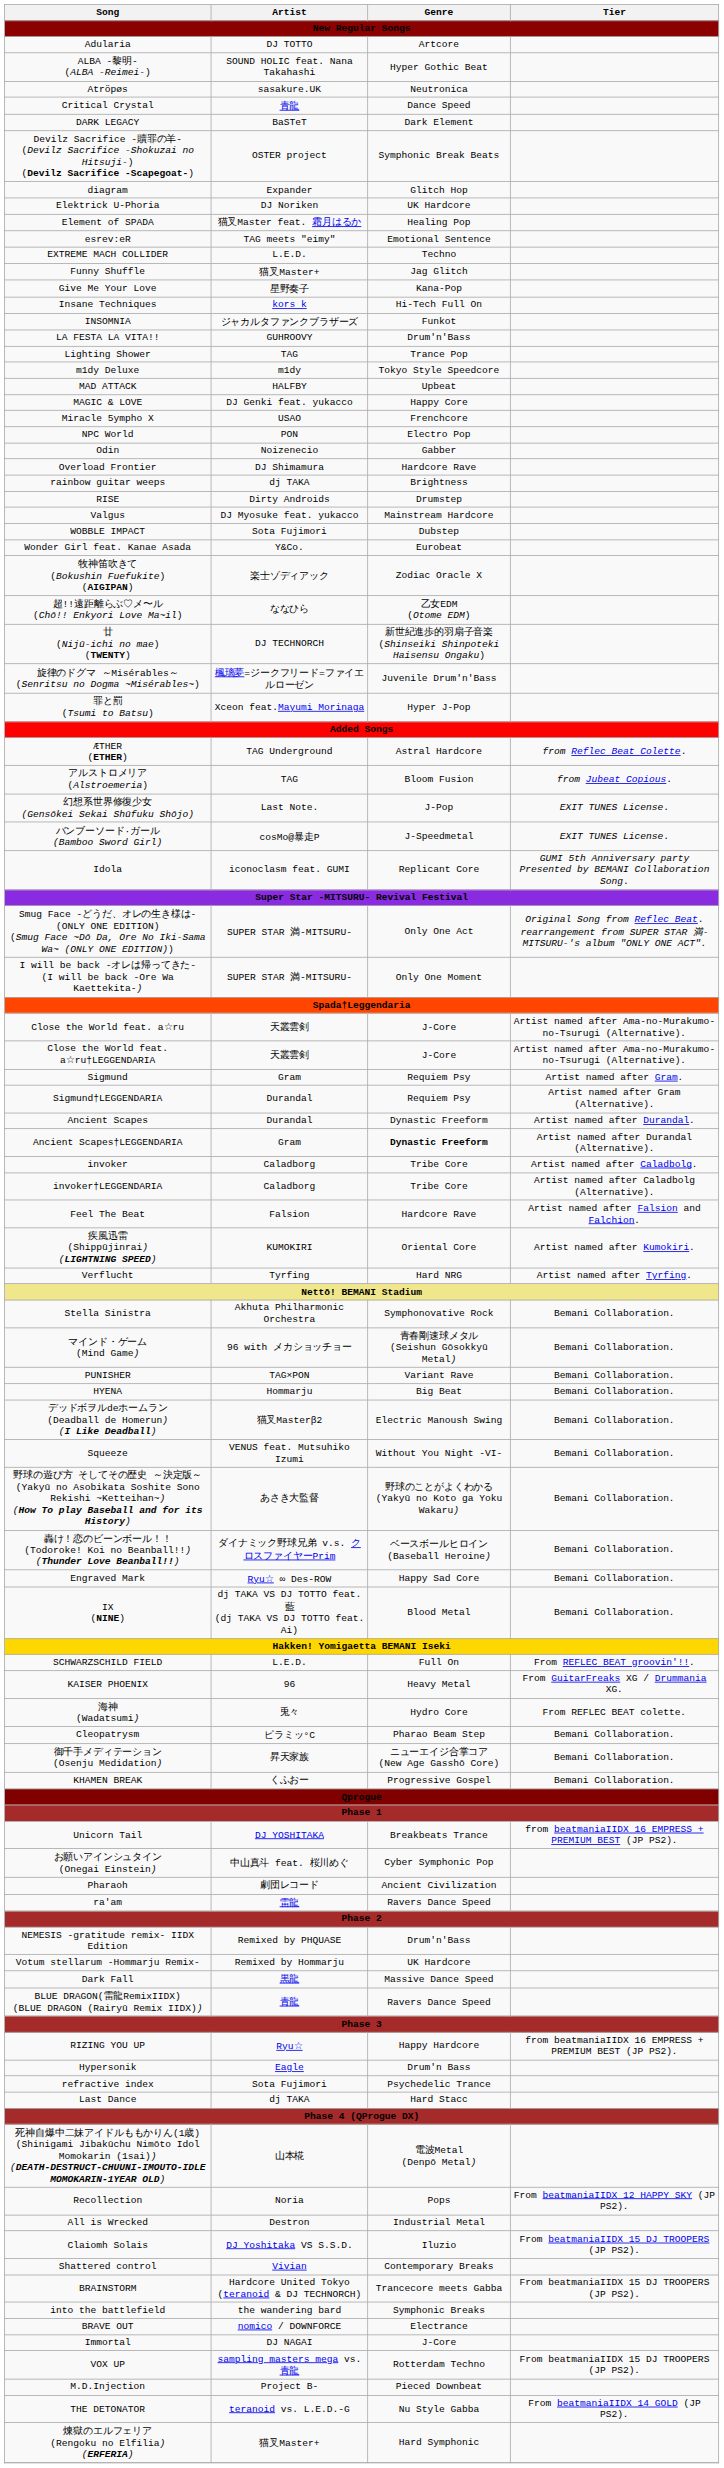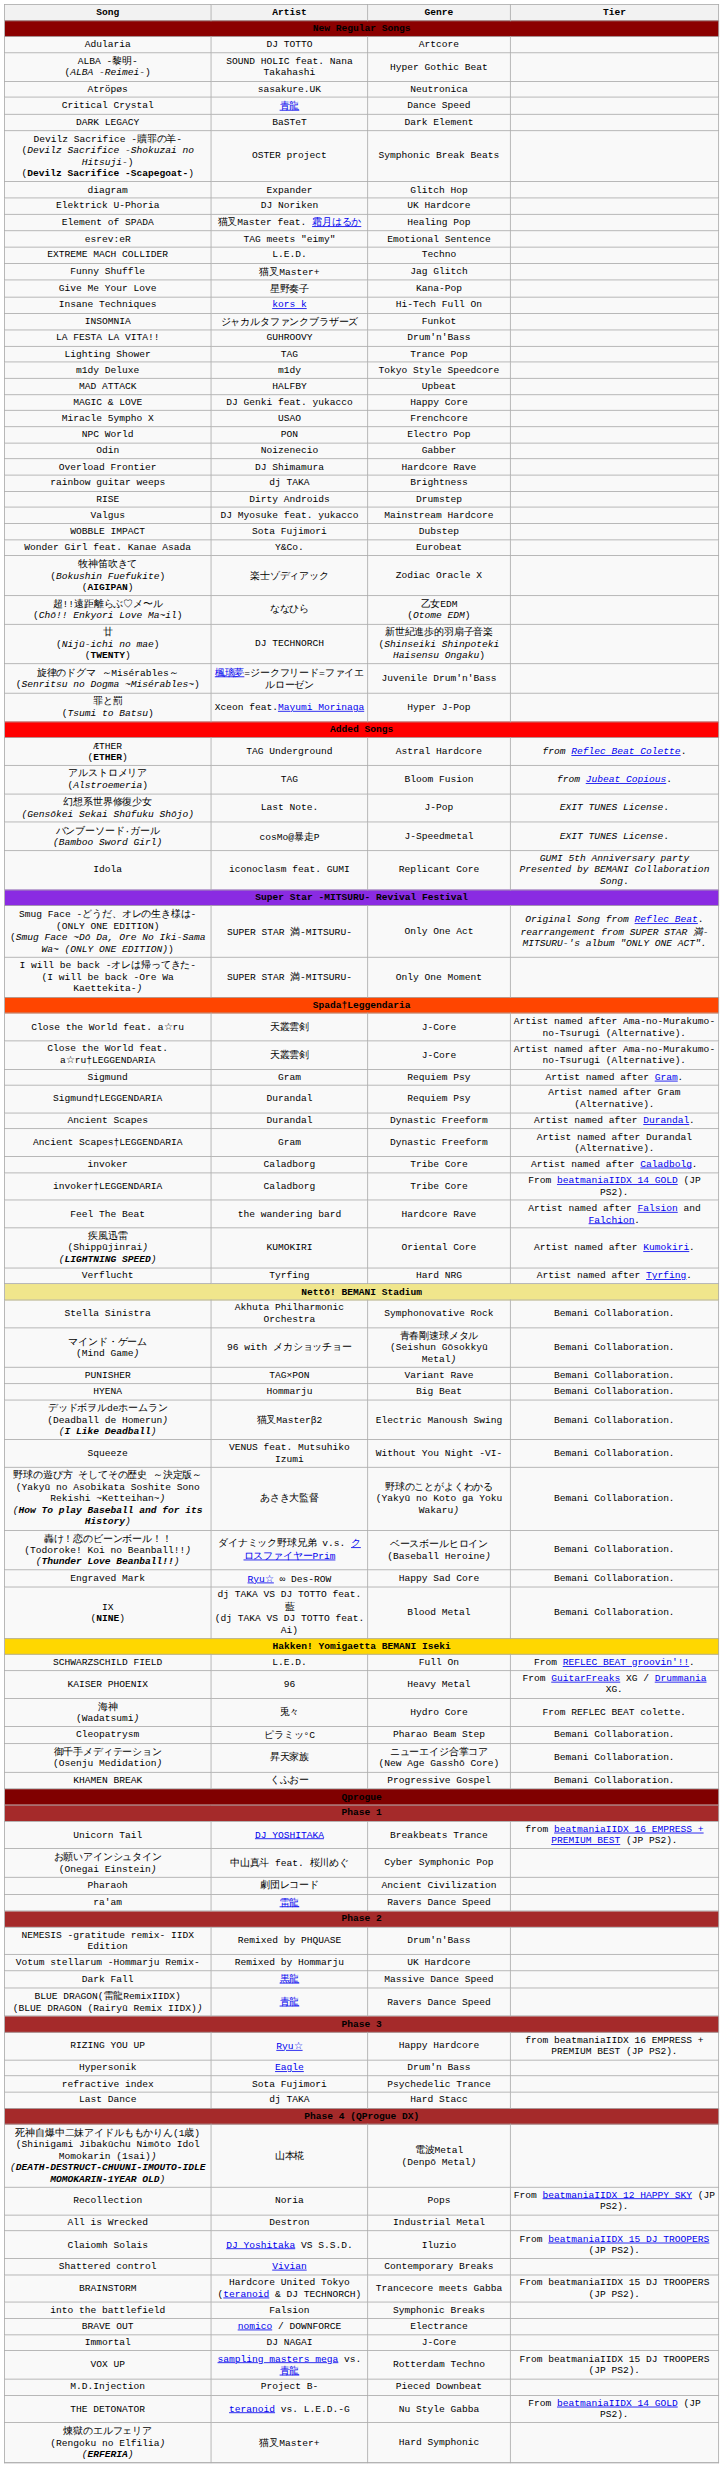(439, 1143) bold -> (439, 1143) normal
(614, 1186) Artist named after Caladbolg (Alternative). -> (614, 1186) From beatmaniaIIDX 14 GOLD (JP PS2).
(289, 1214) Falsion -> (289, 1214) the wandering bard
(289, 2310) the wandering bard -> (289, 2310) Falsion
